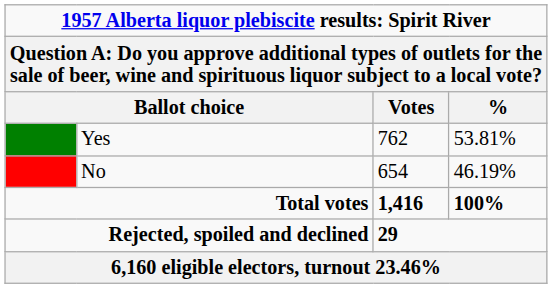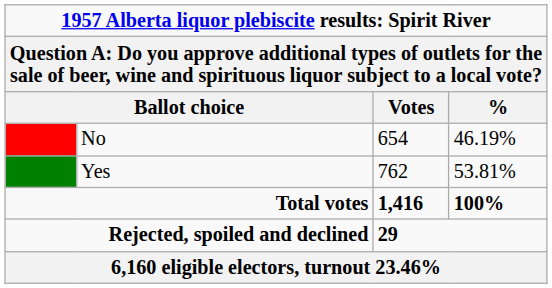rows swapped: (96, 139) <-> (93, 171)
